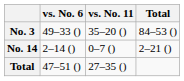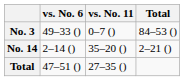(107, 31) 35–20 () -> (102, 31) 0–7 ()
(102, 48) 0–7 () -> (107, 48) 35–20 ()
